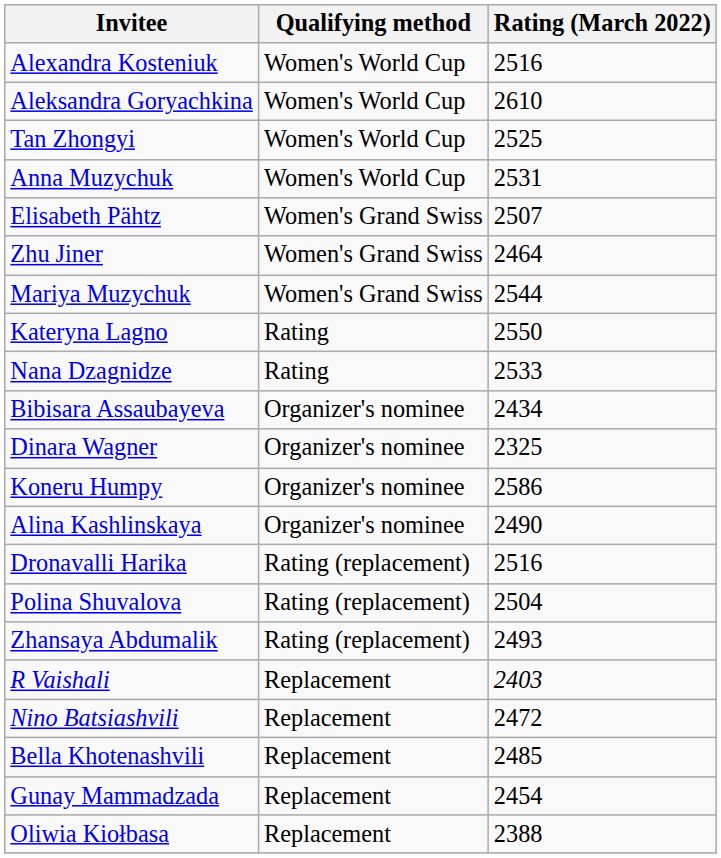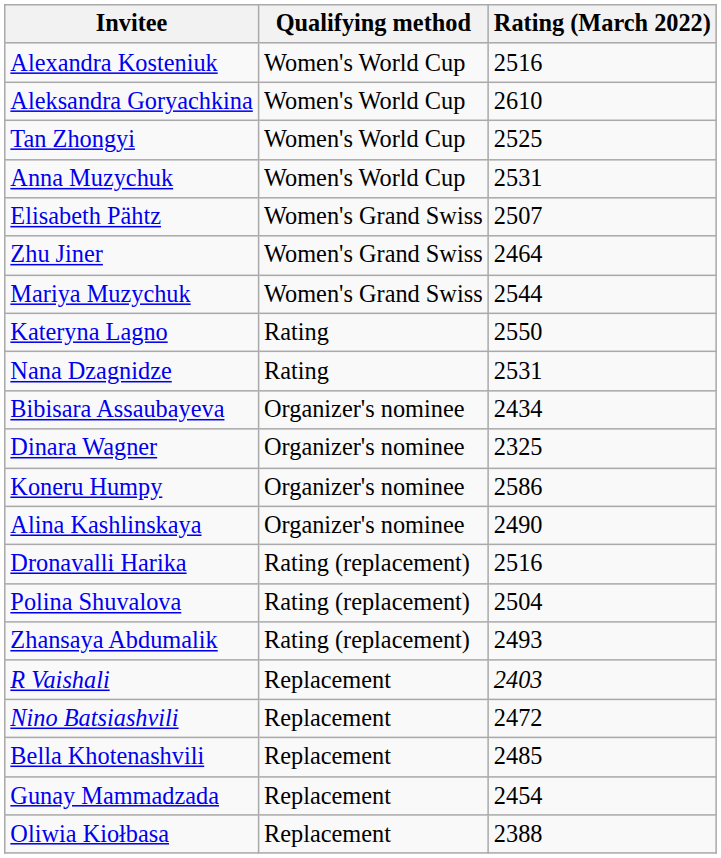(518, 370) 2533 -> (518, 370) 2531
